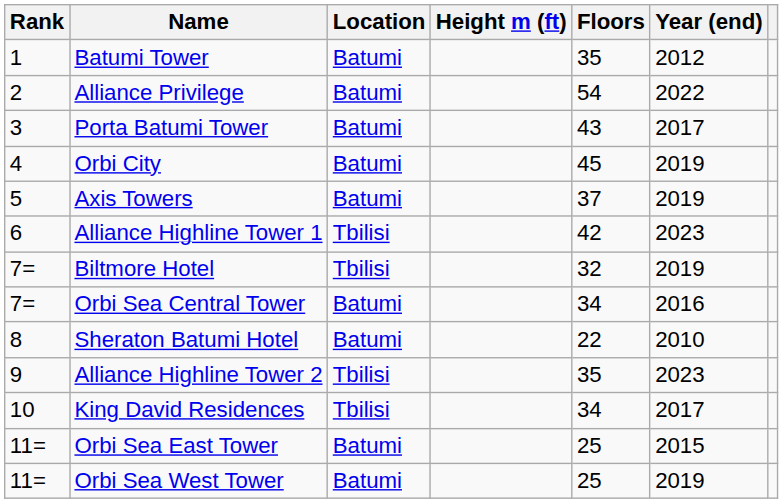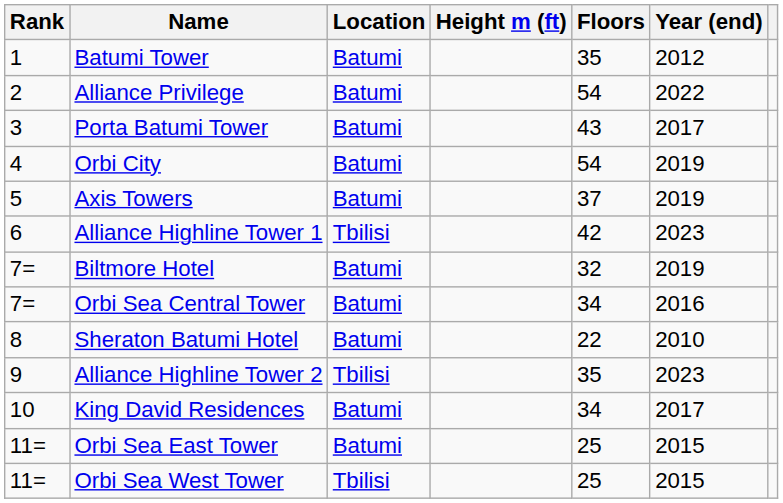(589, 163) 45 -> (589, 163) 54
(361, 269) Tbilisi -> (367, 269) Batumi
(361, 410) Tbilisi -> (367, 410) Batumi
(367, 480) Batumi -> (361, 480) Tbilisi
(680, 480) 2019 -> (680, 480) 2015
